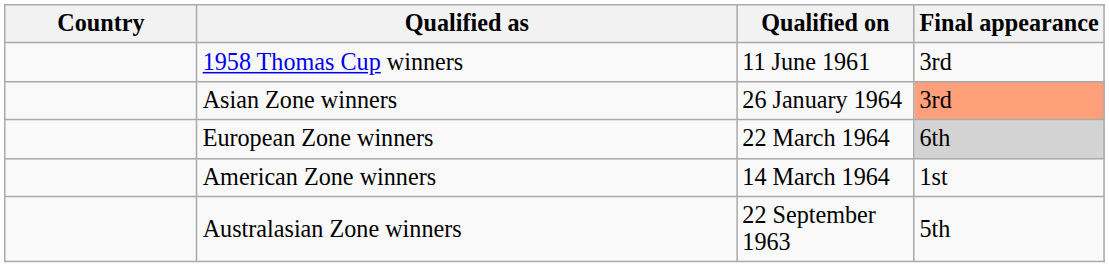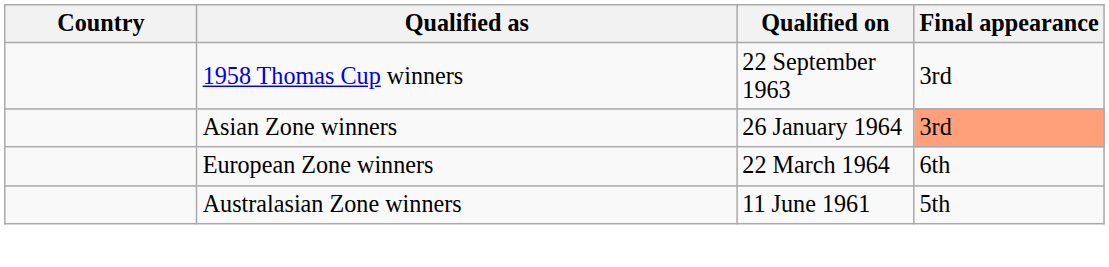(806, 61) 11 June 1961 -> (809, 75) 22 September 1963
(935, 138) lightgrey background -> (935, 165) no background
- row: (319, 176)
(809, 228) 22 September 1963 -> (806, 204) 11 June 1961
